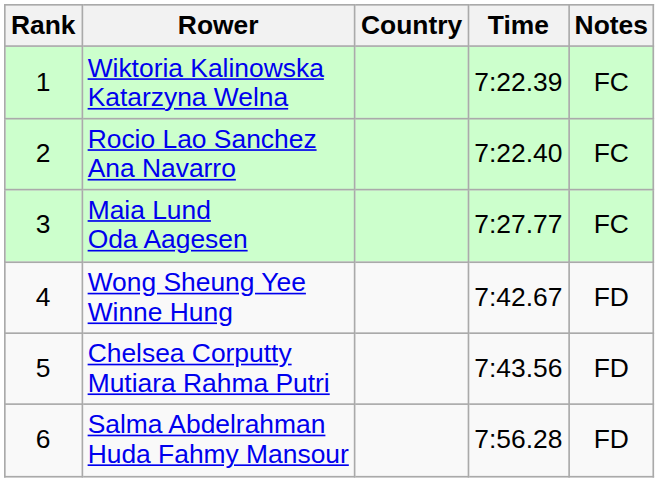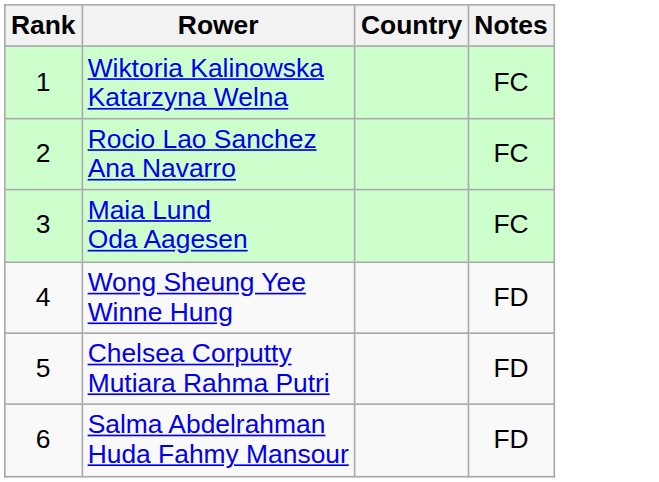- column: (518, 25)
